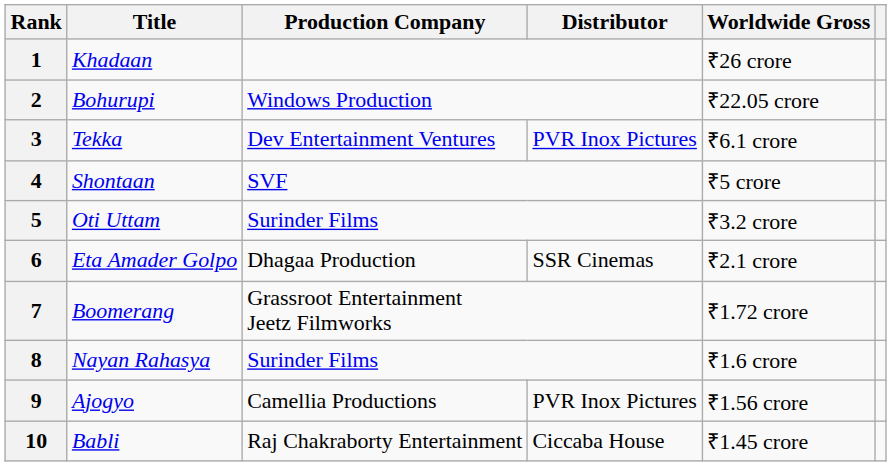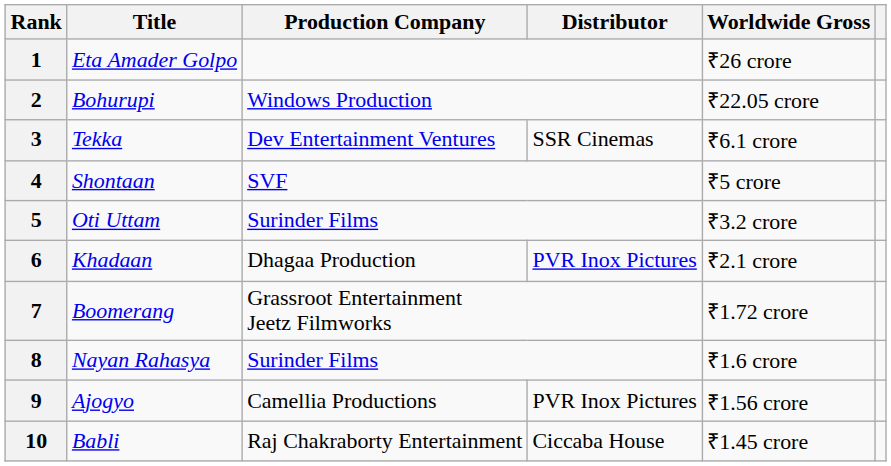(112, 59) Khadaan -> (155, 59) Eta Amader Golpo
(615, 139) PVR Inox Pictures -> (593, 139) SSR Cinemas
(155, 260) Eta Amader Golpo -> (112, 260) Khadaan
(593, 260) SSR Cinemas -> (615, 260) PVR Inox Pictures
